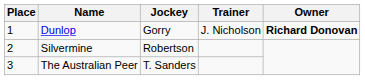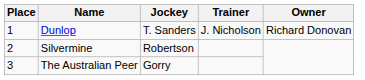(157, 30) Gorry -> (169, 30) T. Sanders
(312, 30) bold -> (309, 30) normal
(169, 65) T. Sanders -> (157, 65) Gorry
